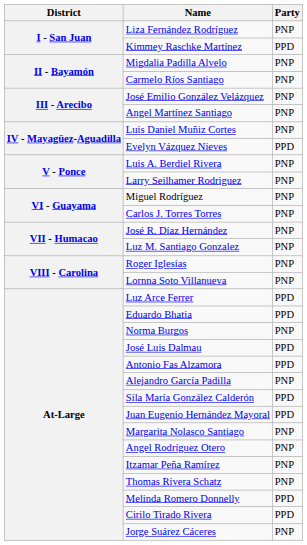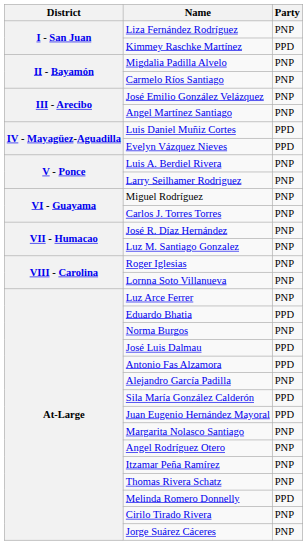(284, 130) PNP -> (284, 130) PPD
(284, 297) PPD -> (284, 297) PNP
(284, 515) PPD -> (284, 515) PNP
